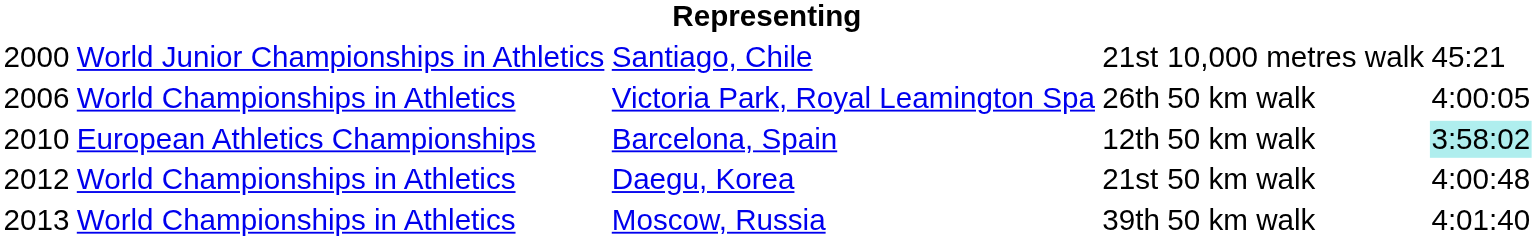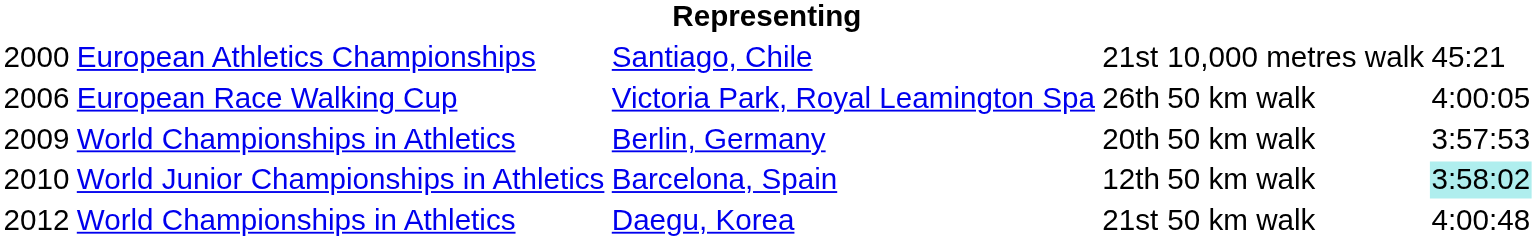(341, 57) World Junior Championships in Athletics -> (306, 57) European Athletics Championships
(296, 98) World Championships in Athletics -> (267, 98) European Race Walking Cup
+ row: (719, 138)
(306, 138) European Athletics Championships -> (341, 179) World Junior Championships in Athletics
- row: (719, 220)
